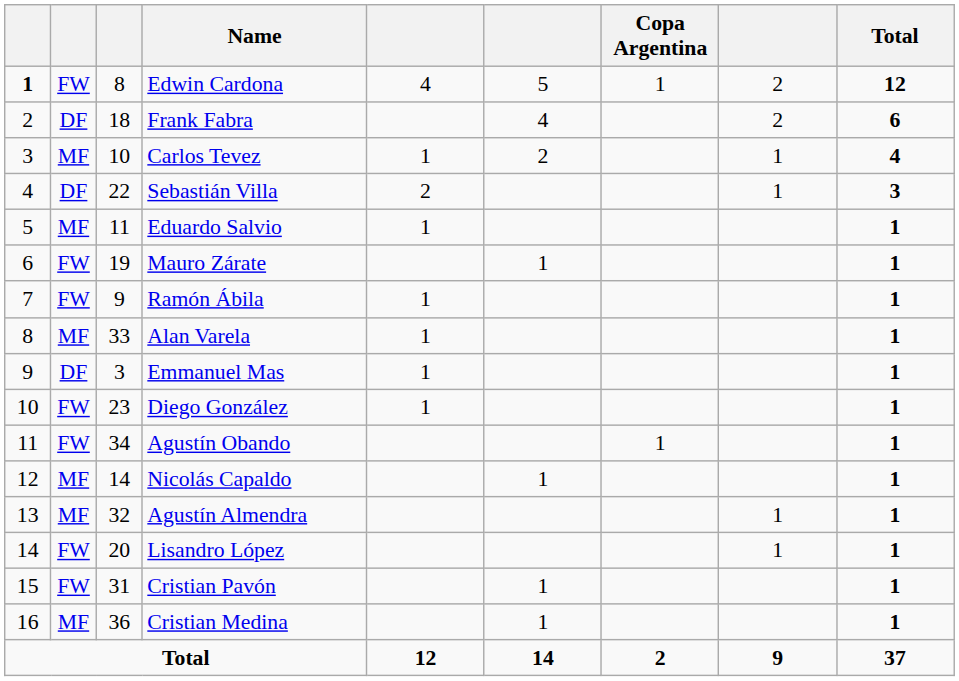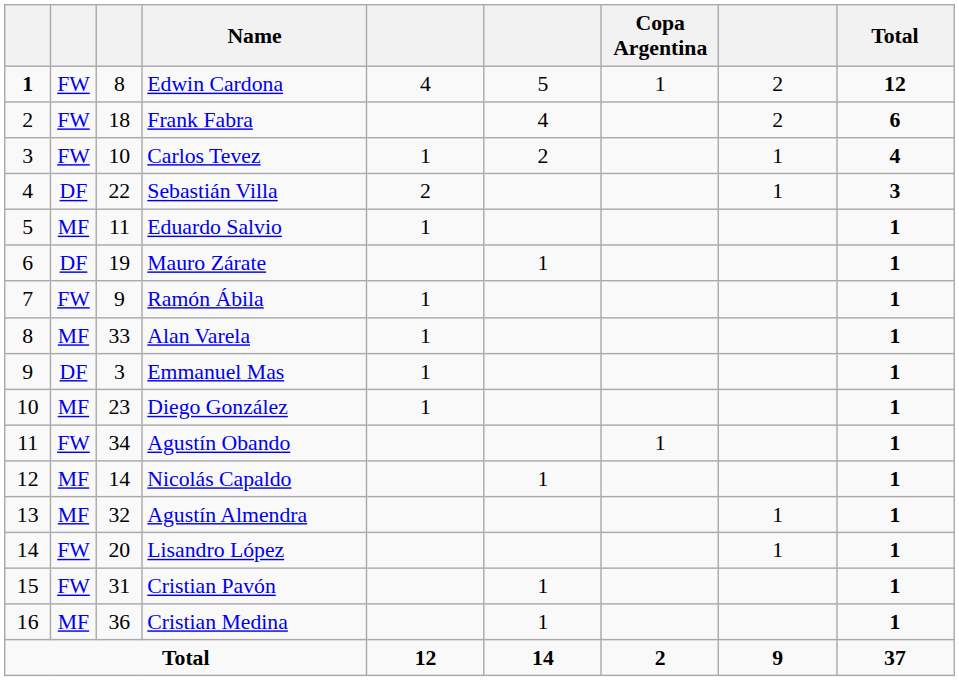(73, 120) DF -> (73, 120) FW
(73, 155) MF -> (73, 155) FW
(73, 263) FW -> (73, 263) DF
(73, 406) FW -> (73, 406) MF
